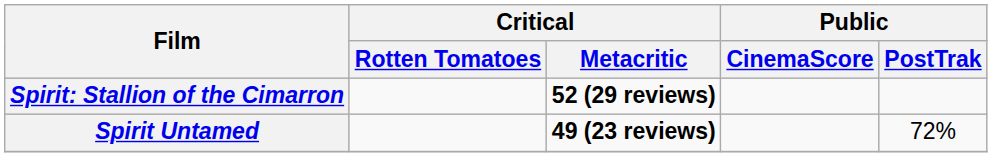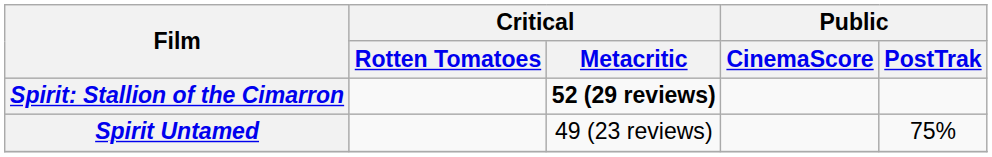(634, 132) bold -> (634, 132) normal
(933, 132) 72% -> (933, 132) 75%
